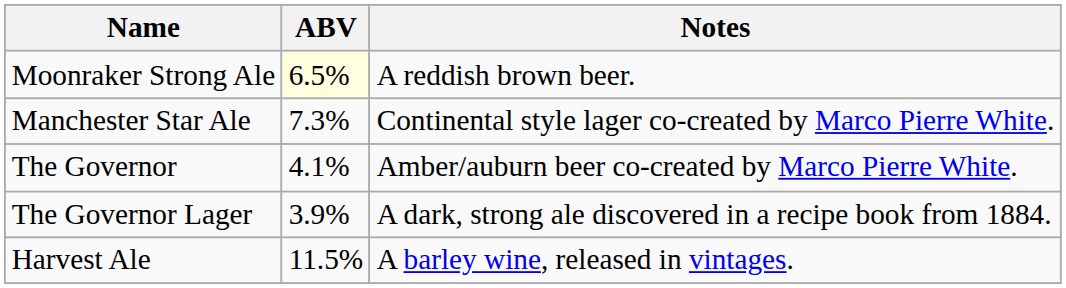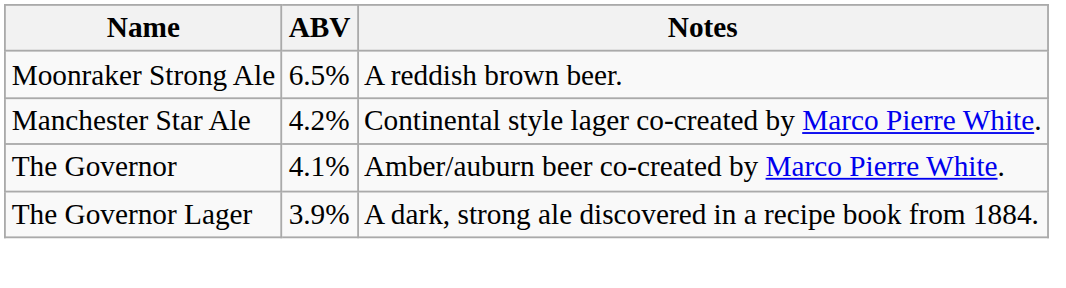(319, 74) lightyellow background -> (319, 74) no background
(319, 120) 7.3% -> (319, 120) 4.2%
- row: (81, 259)
